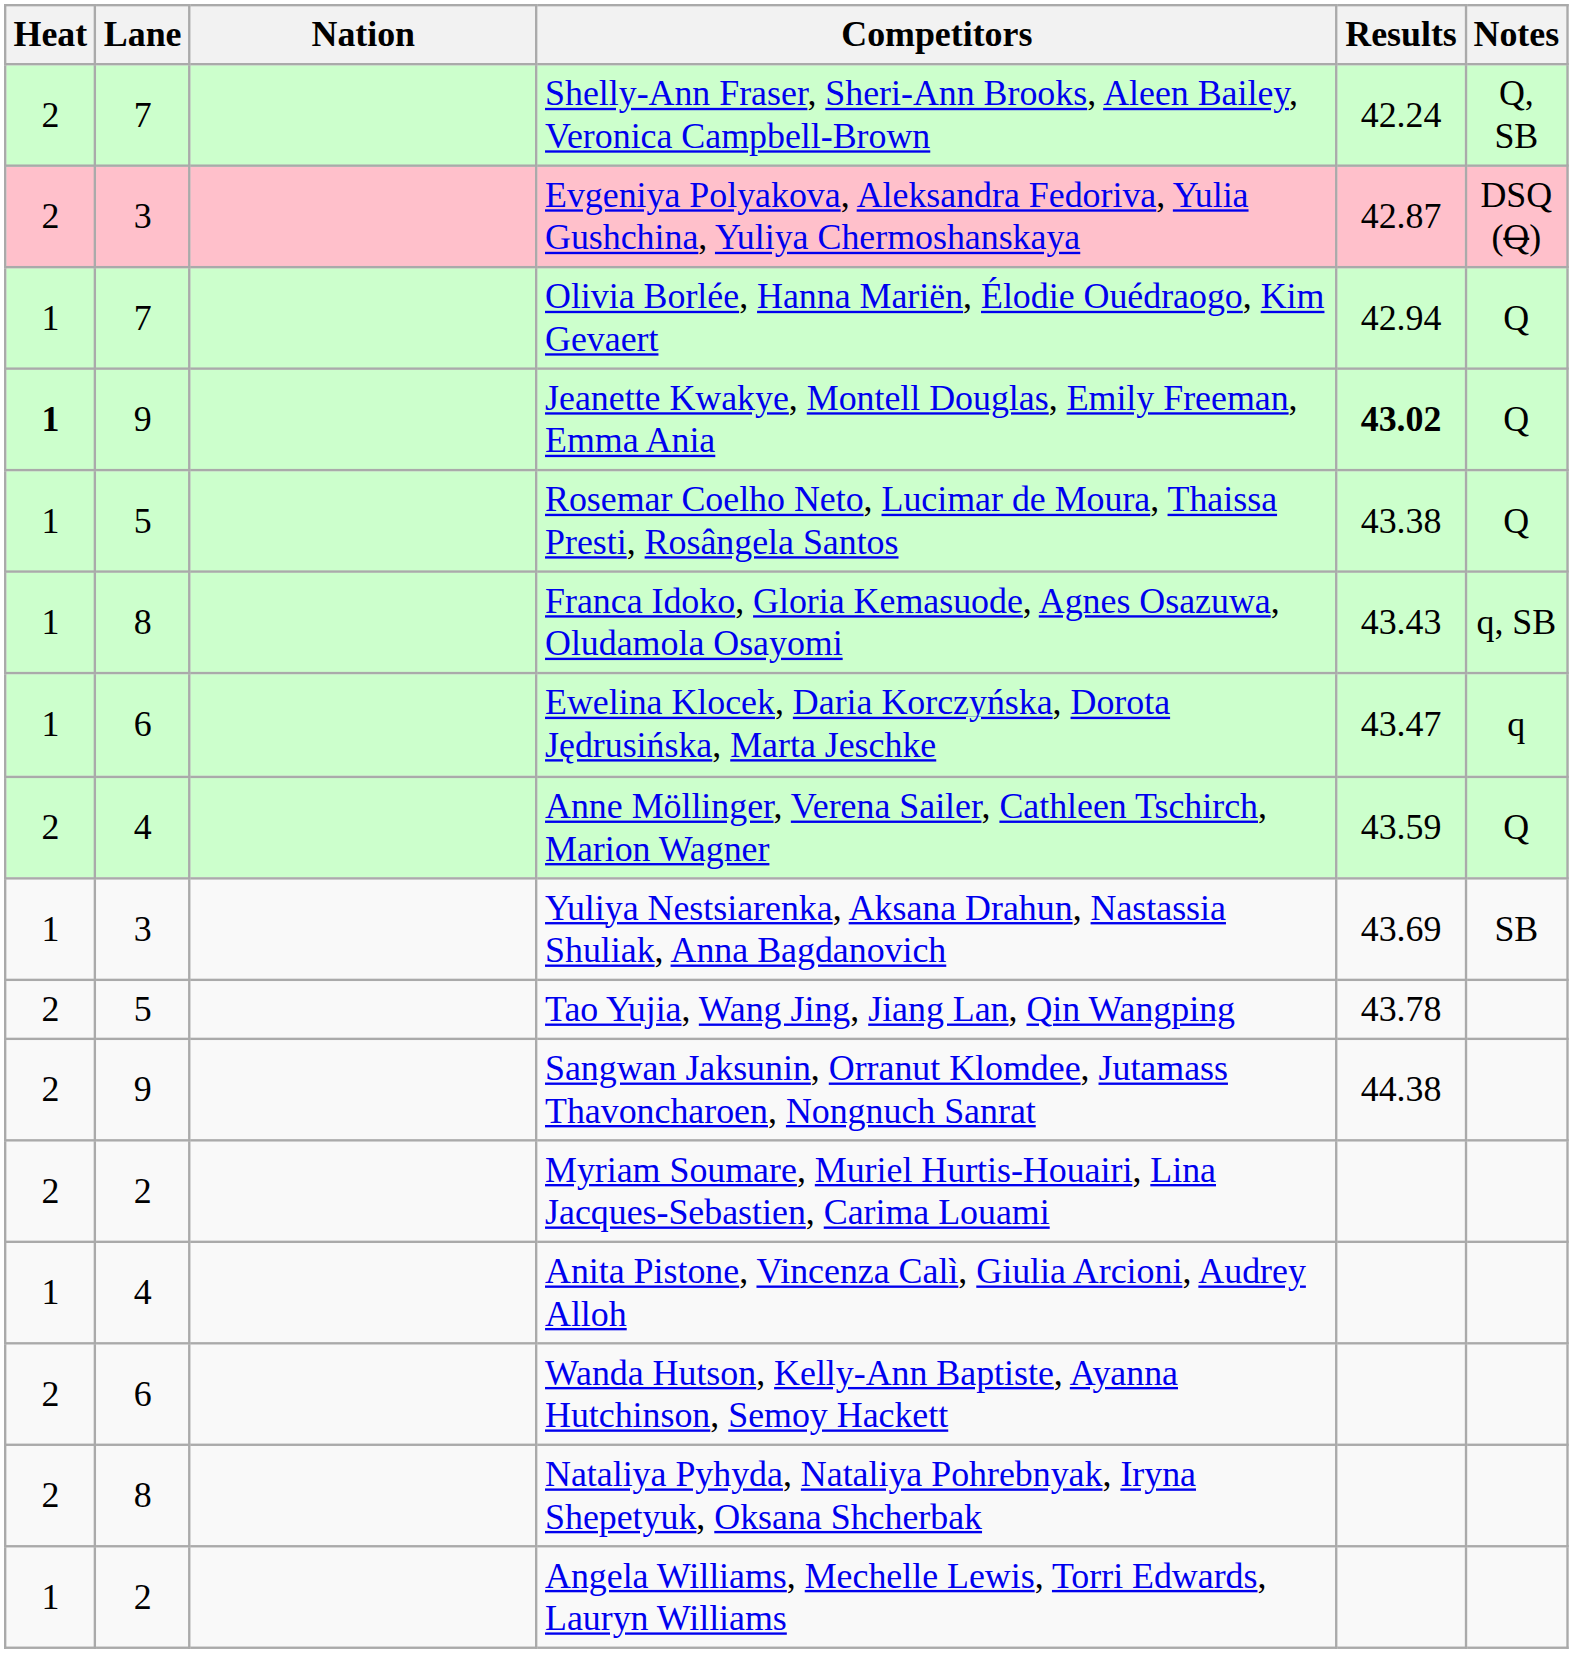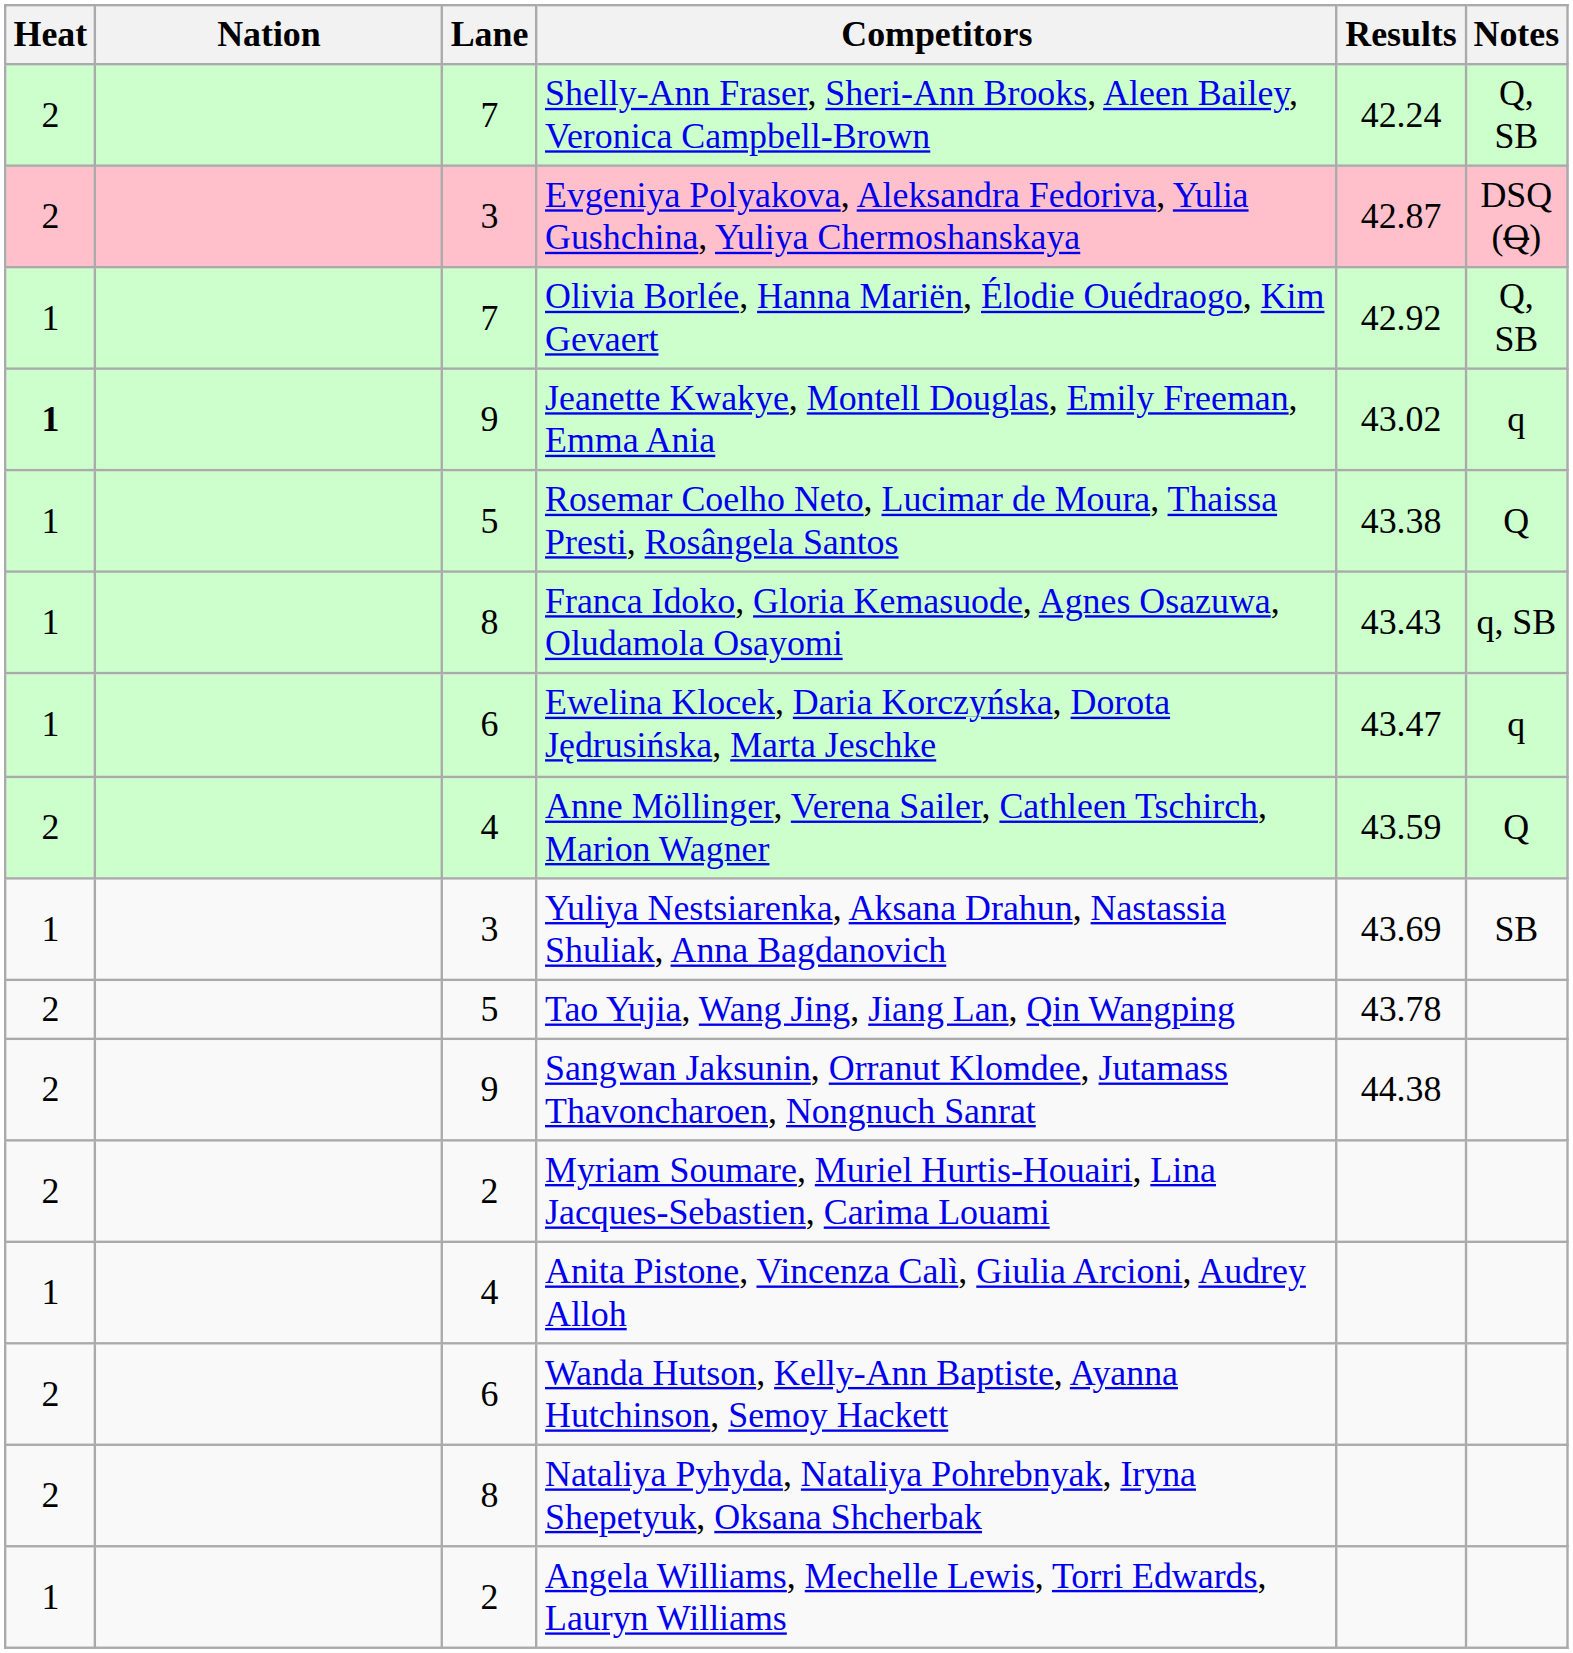columns swapped: (143, 34) <-> (363, 34)
(1401, 317) 42.94 -> (1401, 317) 42.92
(1516, 317) Q -> (1516, 317) Q, SB
(1401, 419) bold -> (1401, 419) normal
(1516, 419) Q -> (1516, 419) q
